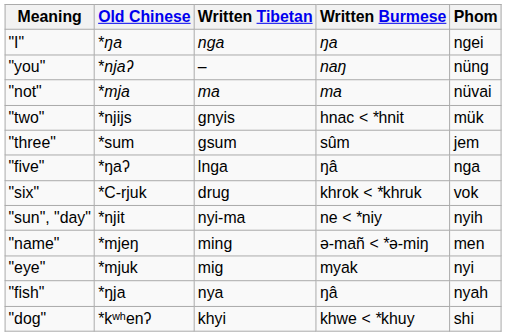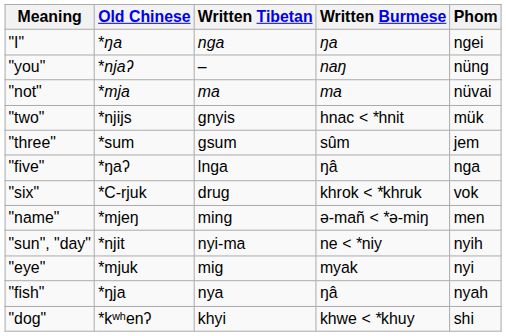rows swapped: (50, 218) <-> (34, 243)
